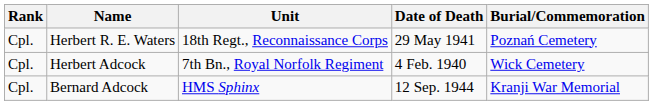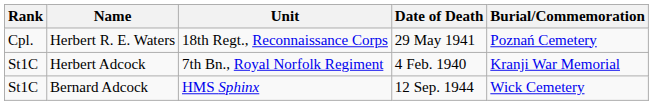(21, 64) Cpl. -> (23, 64) St1C
(537, 64) Wick Cemetery -> (555, 64) Kranji War Memorial
(21, 87) Cpl. -> (23, 87) St1C
(555, 87) Kranji War Memorial -> (537, 87) Wick Cemetery
